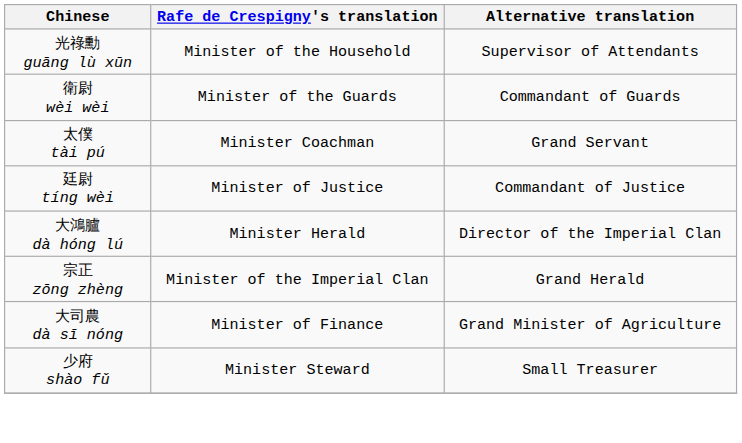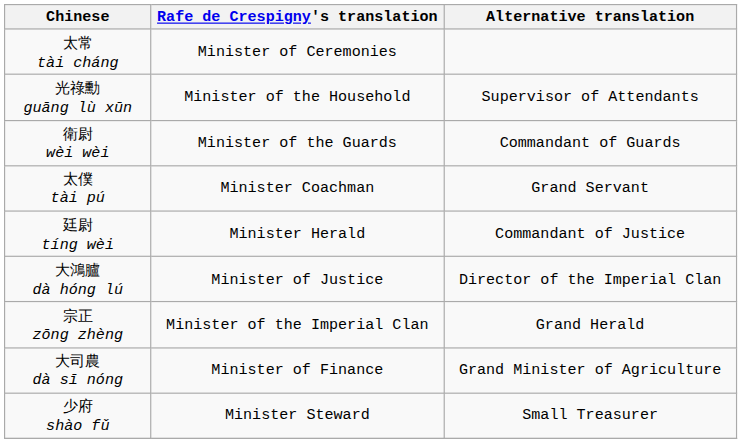+ row: (78, 53)
(297, 188) Minister of Justice -> (297, 234) Minister Herald
(297, 234) Minister Herald -> (297, 279) Minister of Justice
